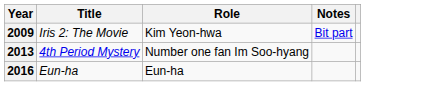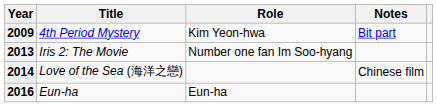(84, 33) Iris 2: The Movie -> (89, 33) 4th Period Mystery
(89, 52) 4th Period Mystery -> (84, 52) Iris 2: The Movie
+ row: (20, 72)
